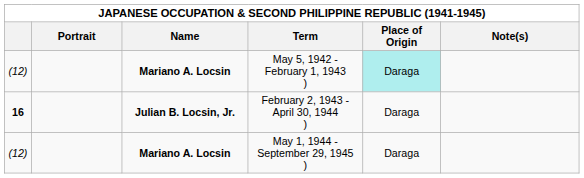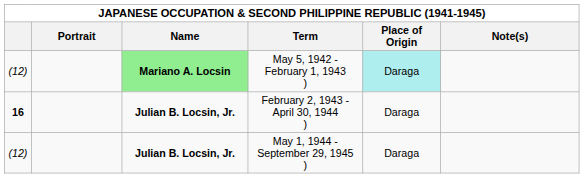(185, 71) no background -> (185, 71) lightgreen background
(185, 153) Mariano A. Locsin -> (185, 153) Julian B. Locsin, Jr.
